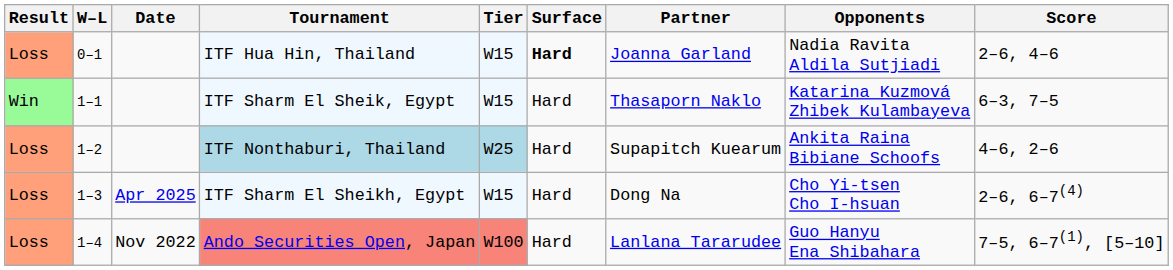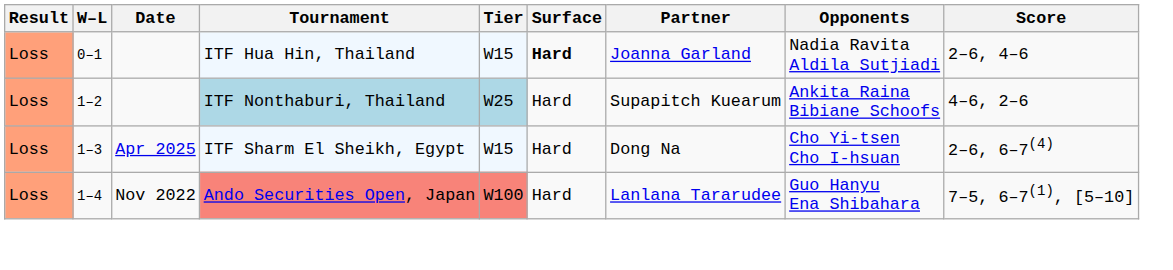- row: (329, 102)
